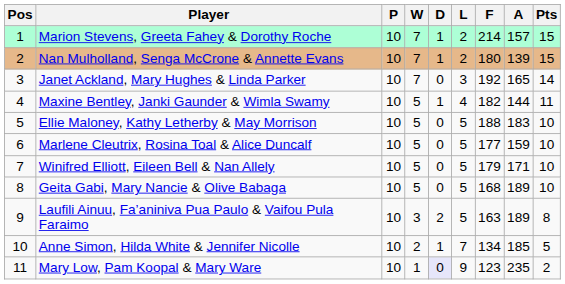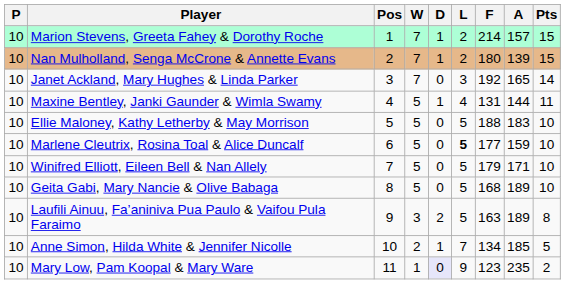columns swapped: (20, 15) <-> (394, 15)
(489, 101) 182 -> (489, 101) 131
(463, 144) normal -> (463, 144) bold
